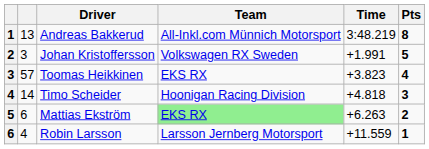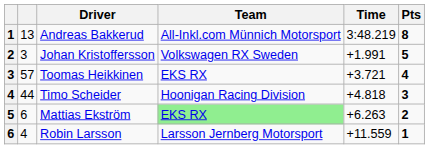(366, 75) +3.823 -> (366, 75) +3.721
(27, 94) 14 -> (27, 94) 44
